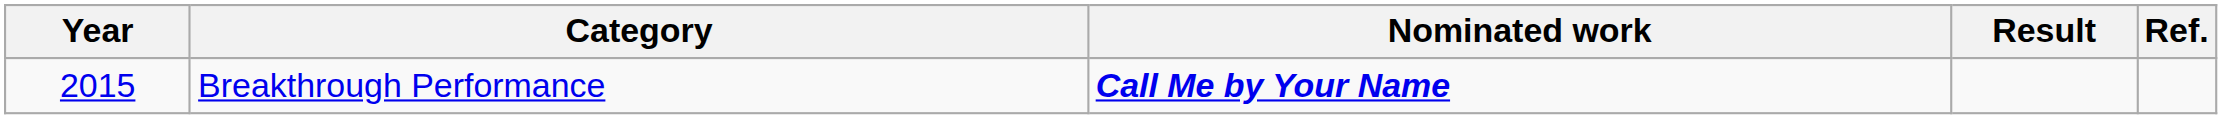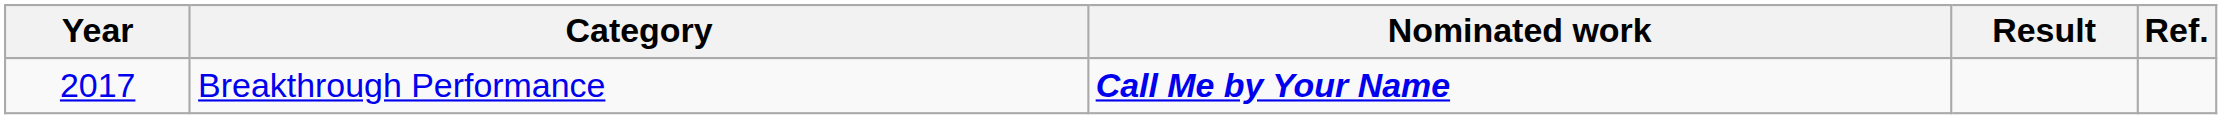(98, 85) 2015 -> (98, 85) 2017
